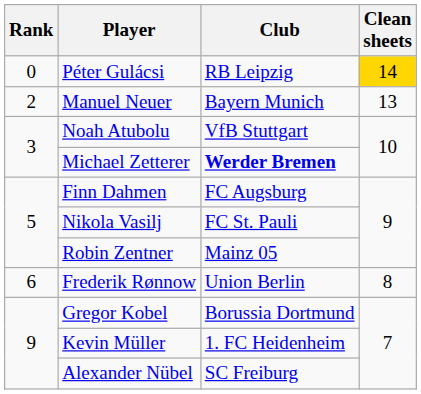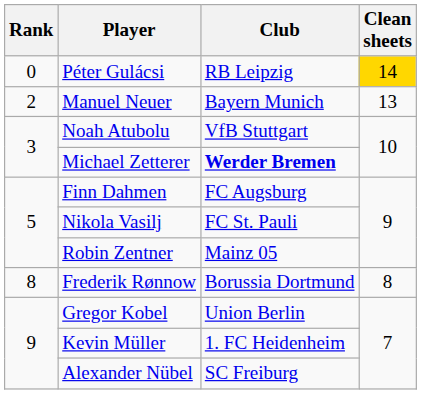(31, 282) 6 -> (31, 282) 8
(255, 282) Union Berlin -> (280, 282) Borussia Dortmund
(280, 312) Borussia Dortmund -> (255, 312) Union Berlin
